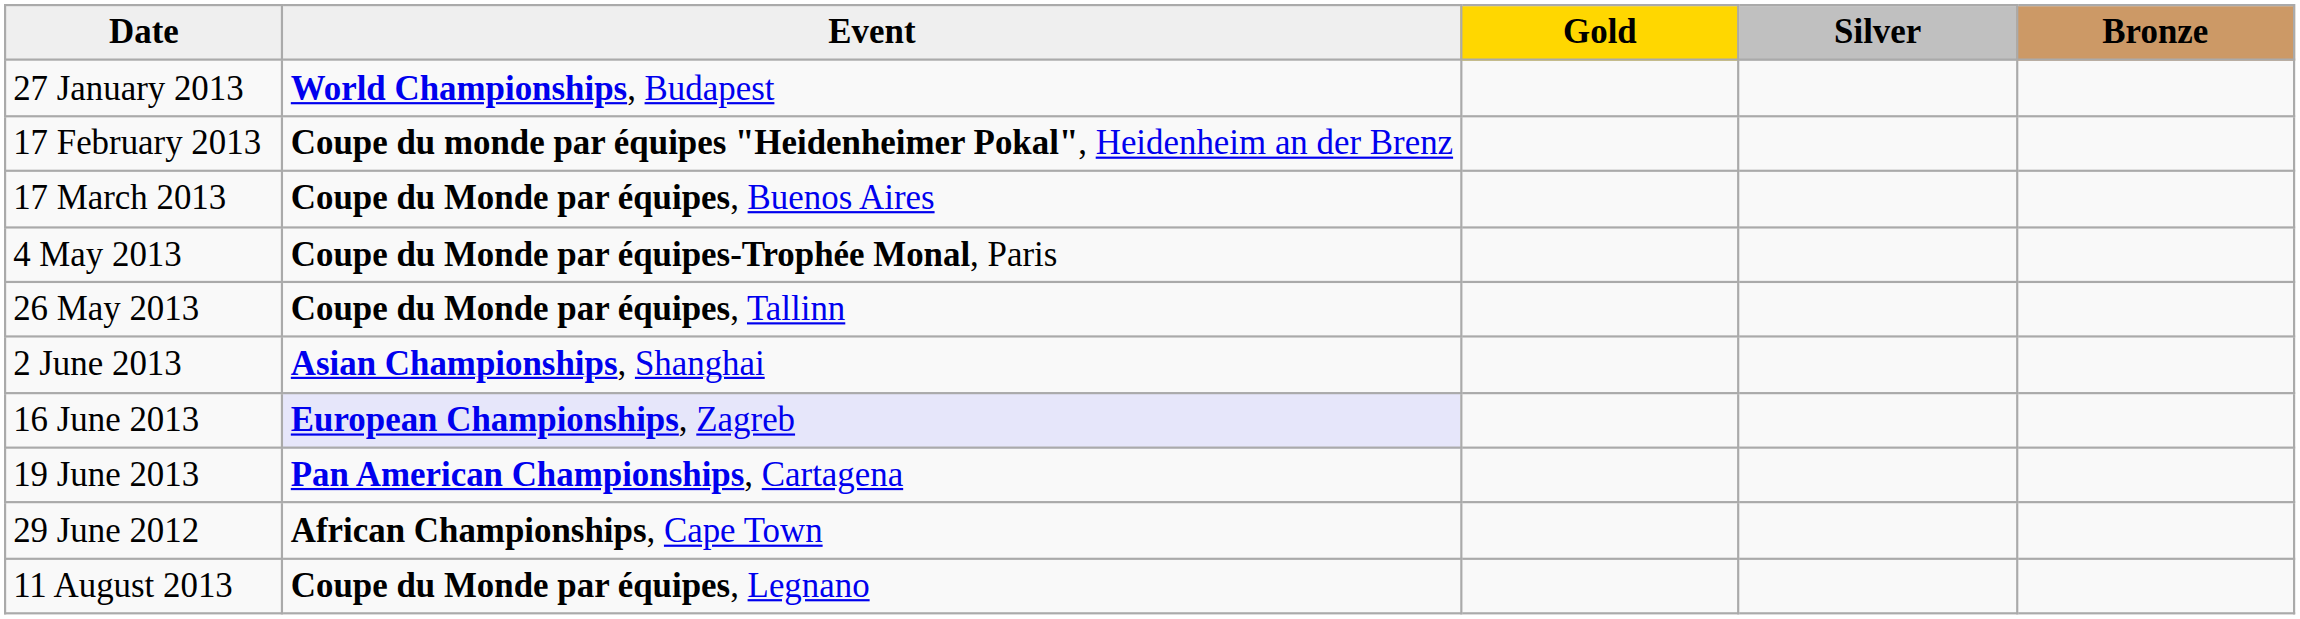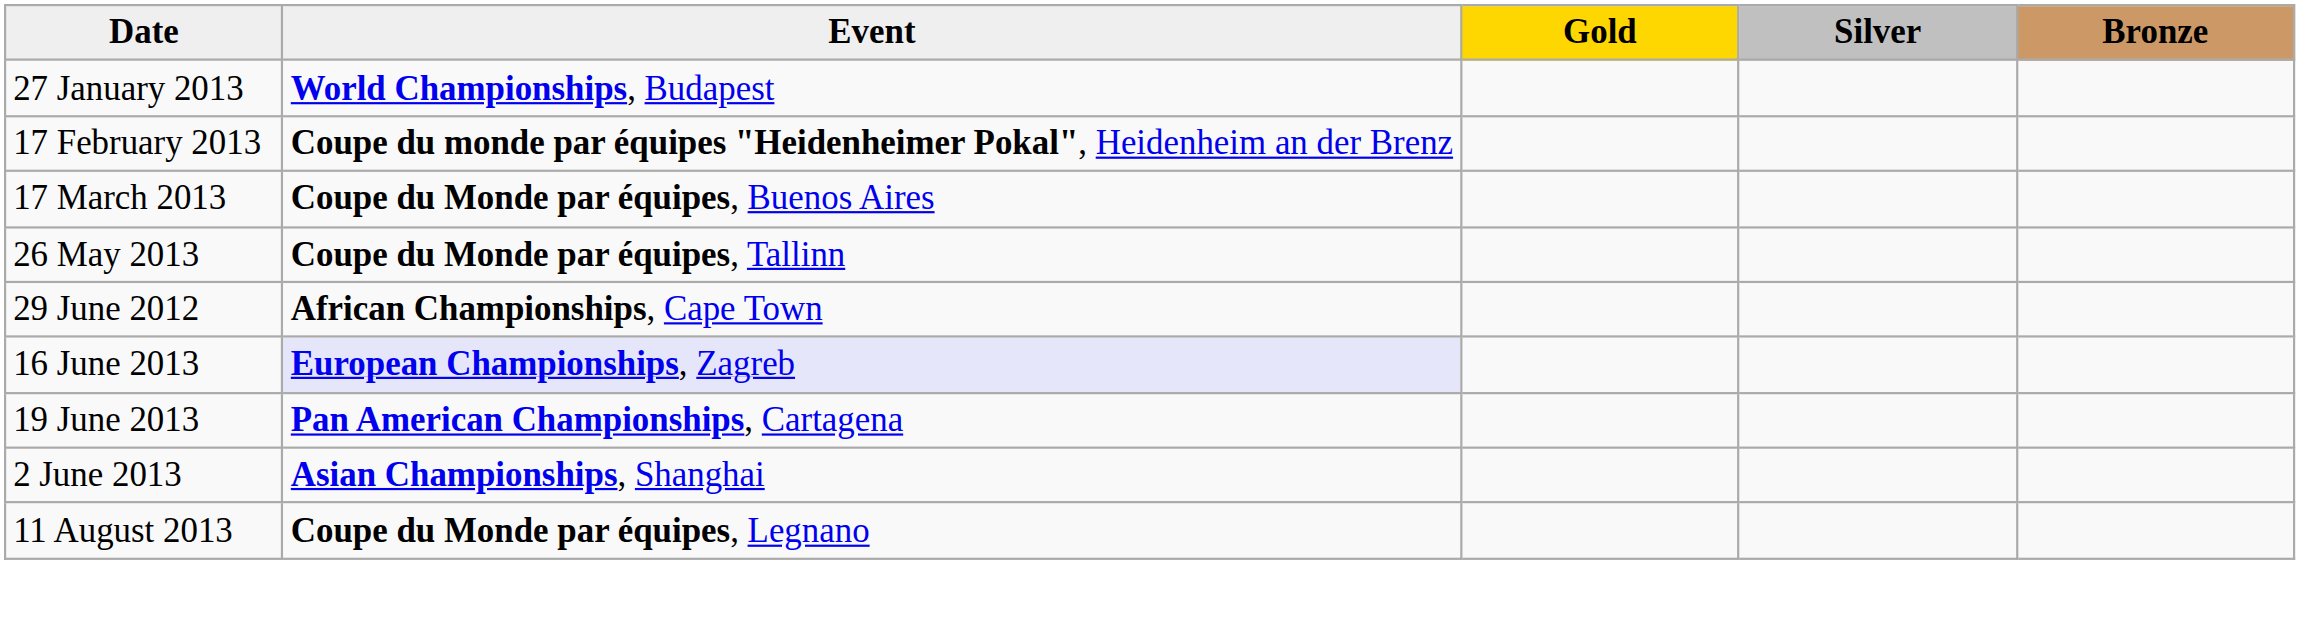- row: (97, 253)
rows swapped: (97, 364) <-> (106, 530)
